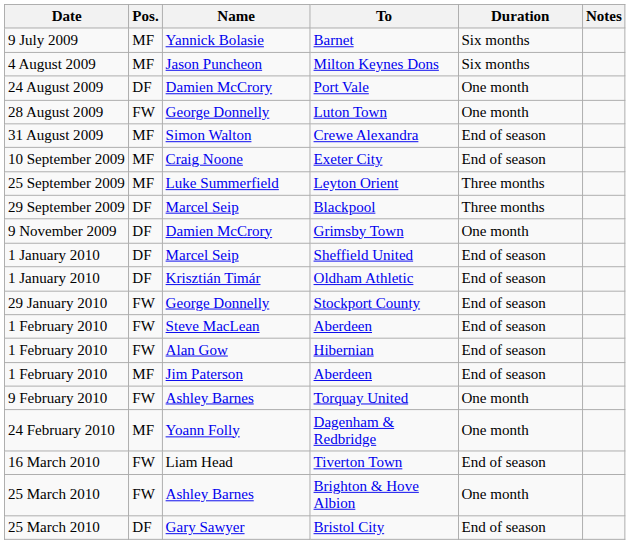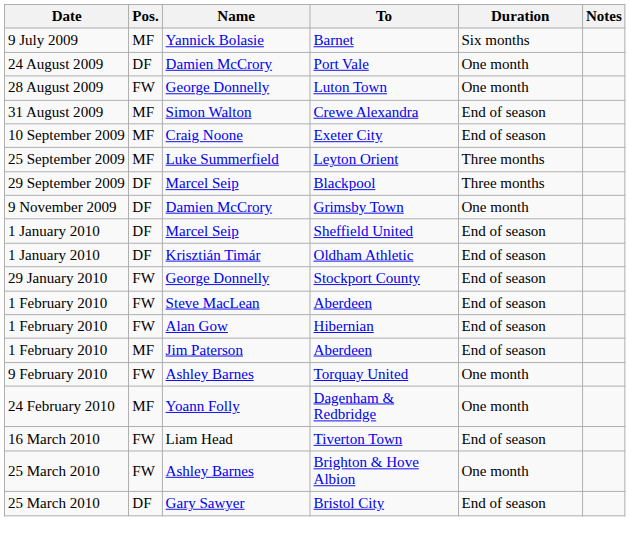- row: (214, 64)
